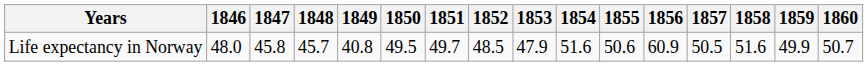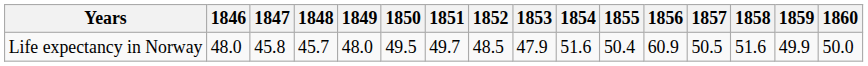(357, 46) 40.8 -> (357, 46) 48.0
(620, 46) 50.6 -> (620, 46) 50.4
(838, 46) 50.7 -> (838, 46) 50.0
